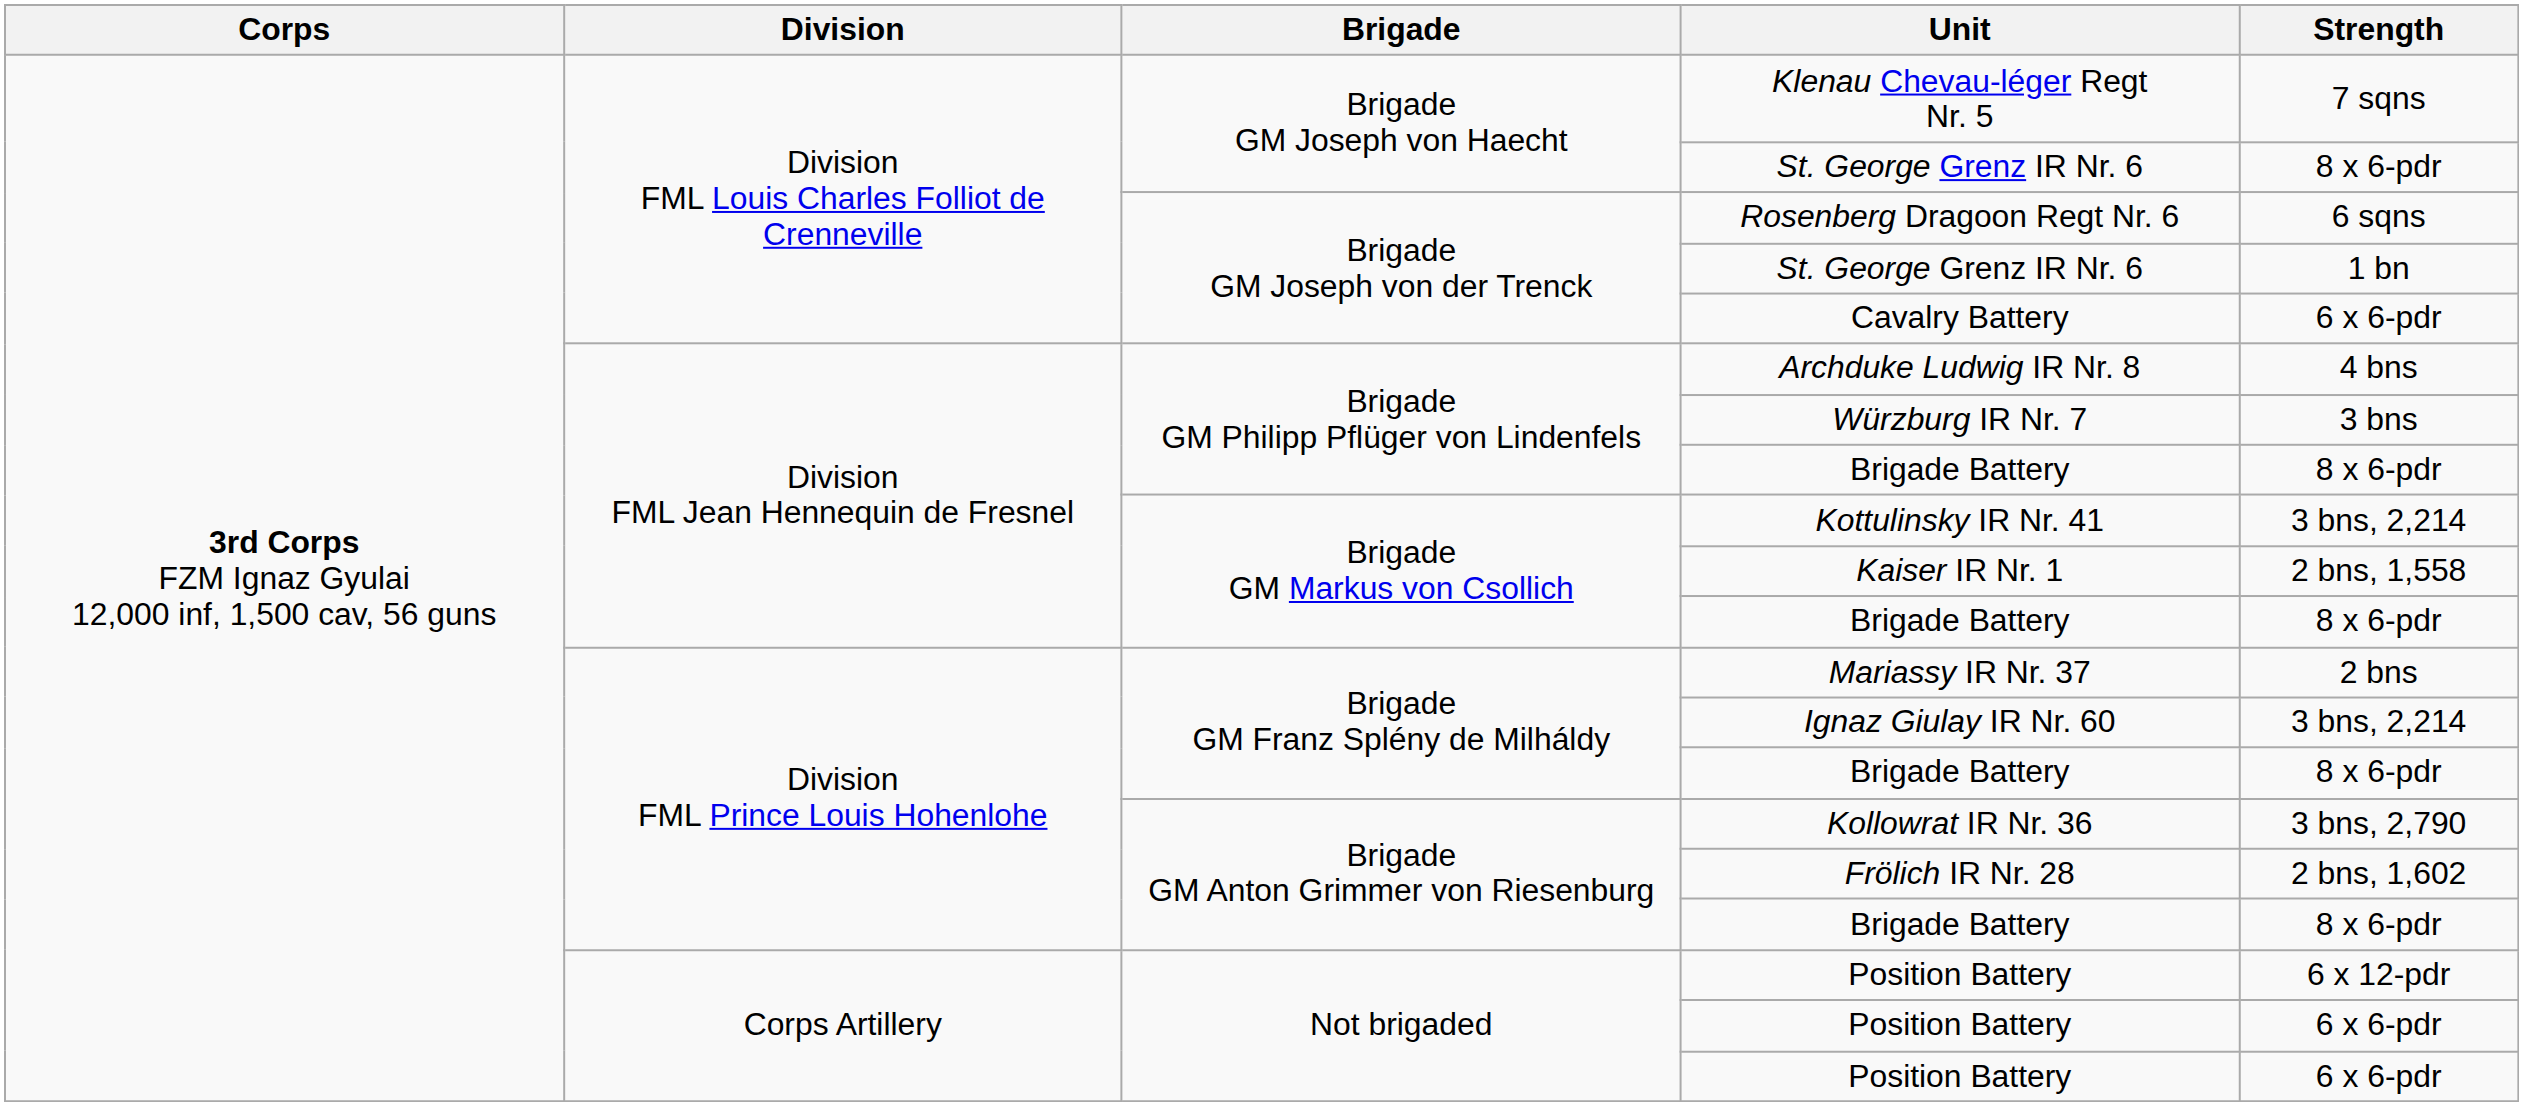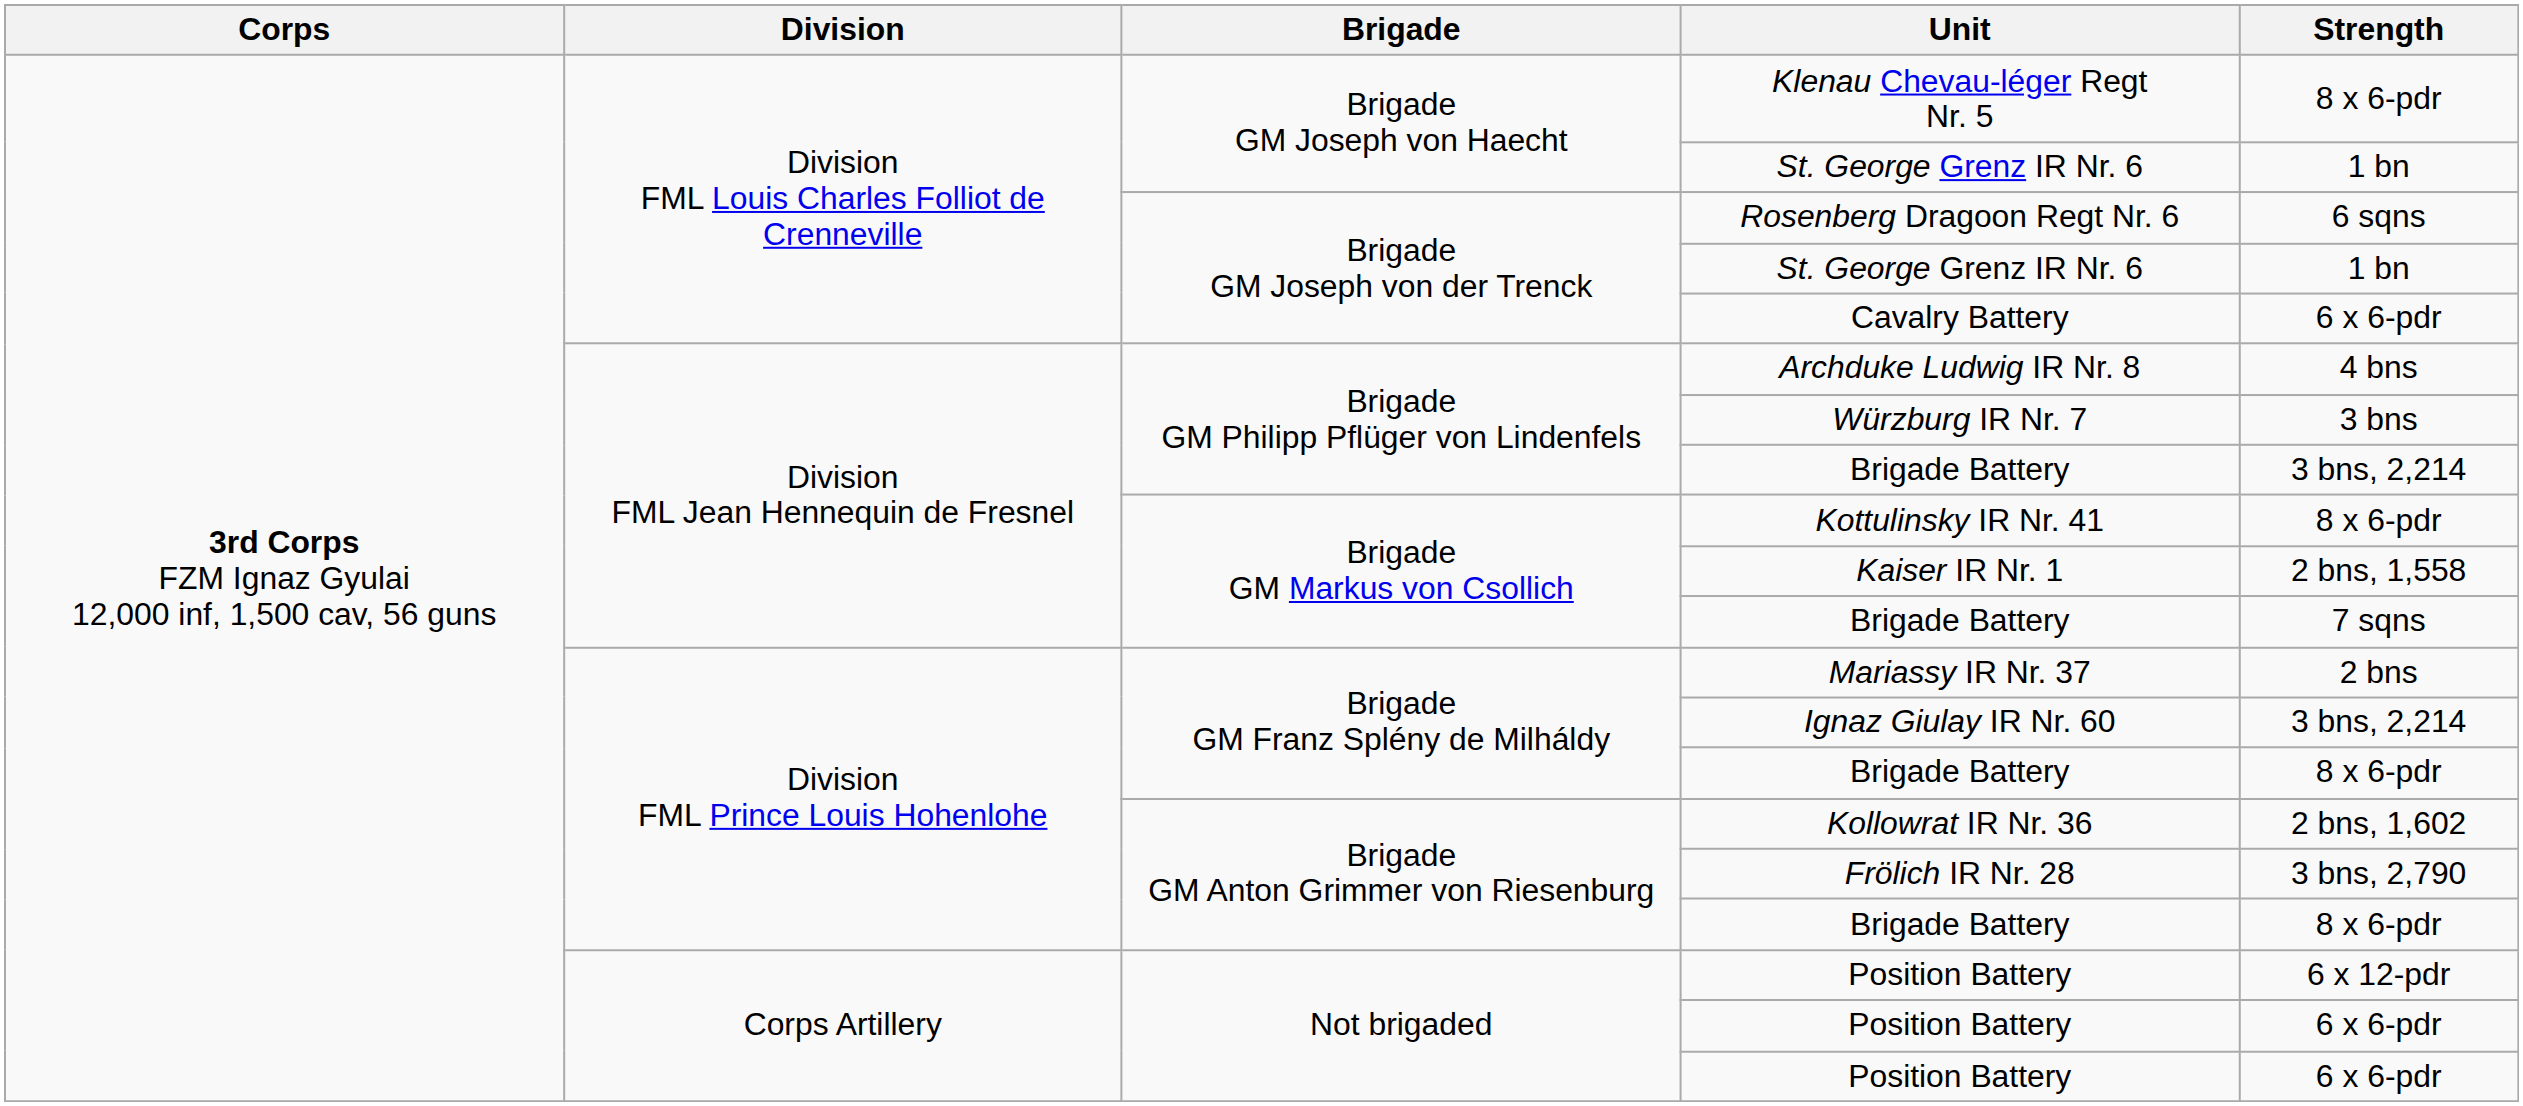(2379, 98) 7 sqns -> (2379, 98) 8 x 6-pdr
(2379, 166) 8 x 6-pdr -> (2379, 166) 1 bn
(2379, 469) 8 x 6-pdr -> (2379, 469) 3 bns, 2,214
(2379, 520) 3 bns, 2,214 -> (2379, 520) 8 x 6-pdr
(2379, 621) 8 x 6-pdr -> (2379, 621) 7 sqns
(2379, 823) 3 bns, 2,790 -> (2379, 823) 2 bns, 1,602
(2379, 873) 2 bns, 1,602 -> (2379, 873) 3 bns, 2,790
